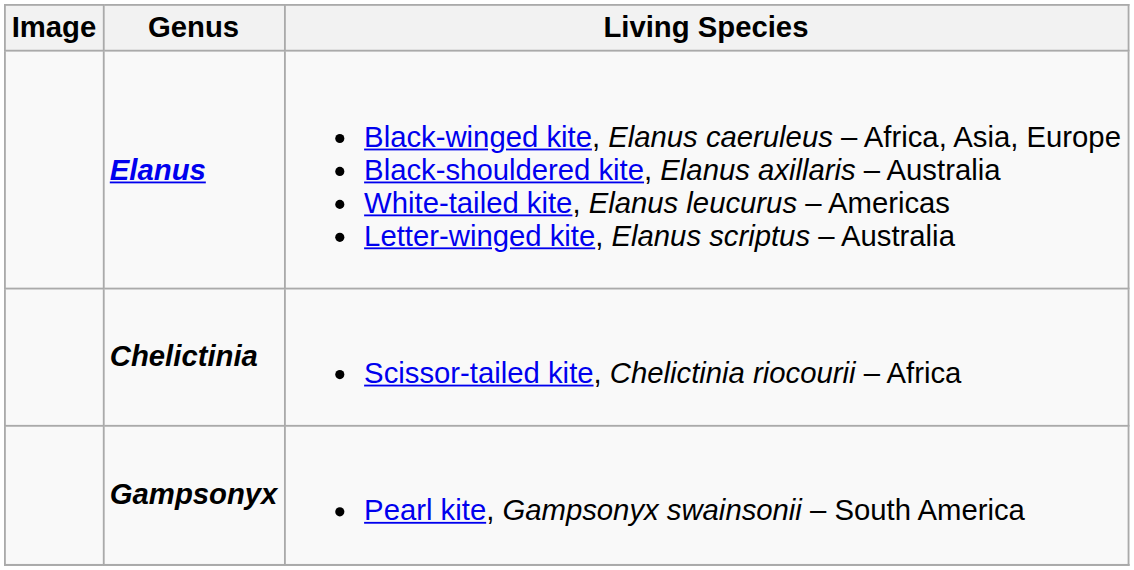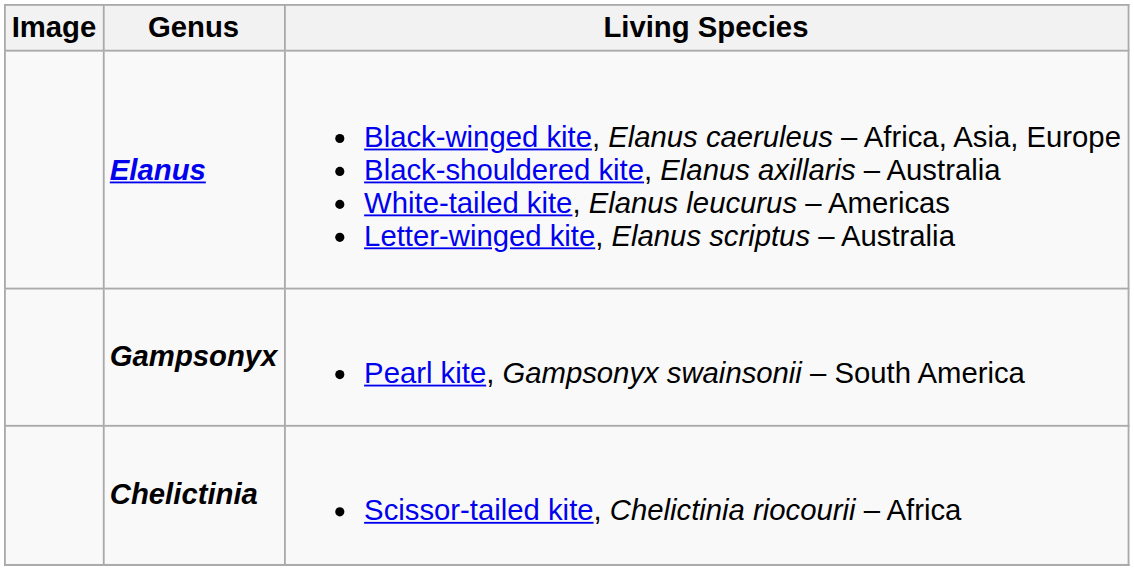rows swapped: (184, 356) <-> (194, 494)
